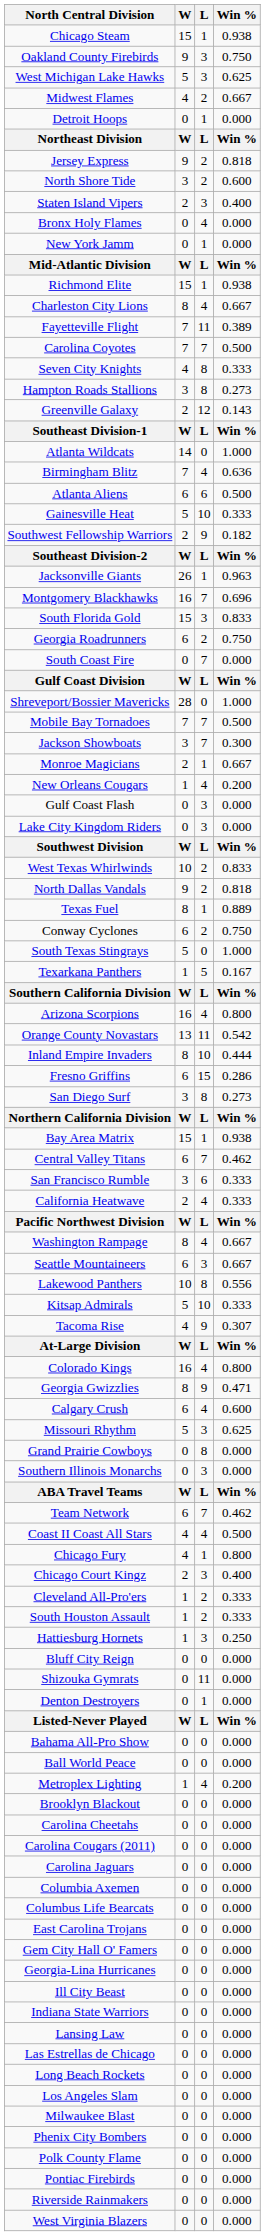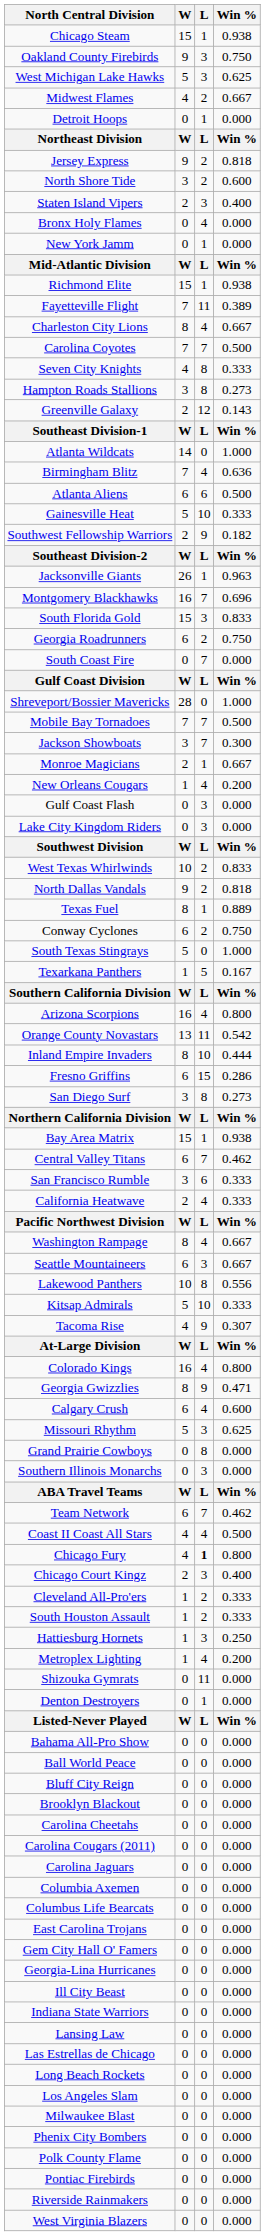rows swapped: (90, 306) <-> (90, 327)
(204, 1554) normal -> (204, 1554) bold
rows swapped: (90, 1783) <-> (90, 1658)
